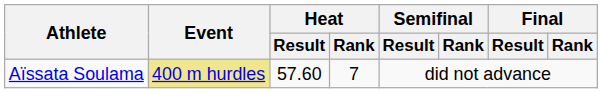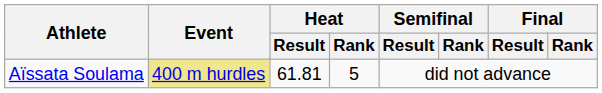(299, 74) 57.60 -> (299, 74) 61.81
(354, 74) 7 -> (354, 74) 5
